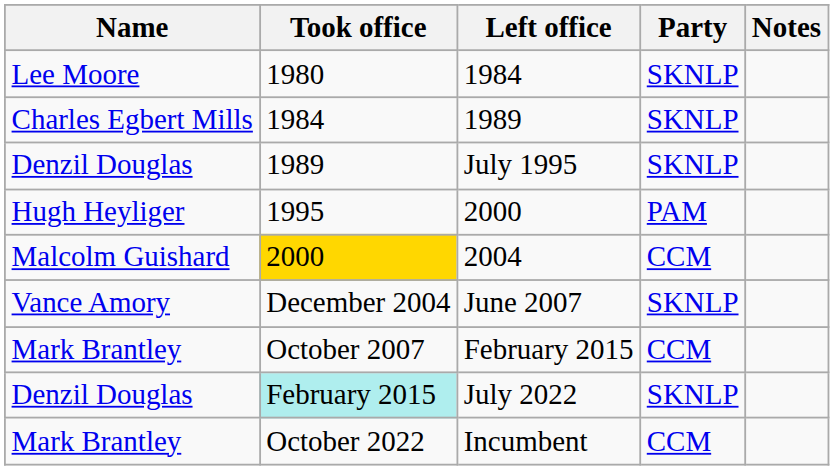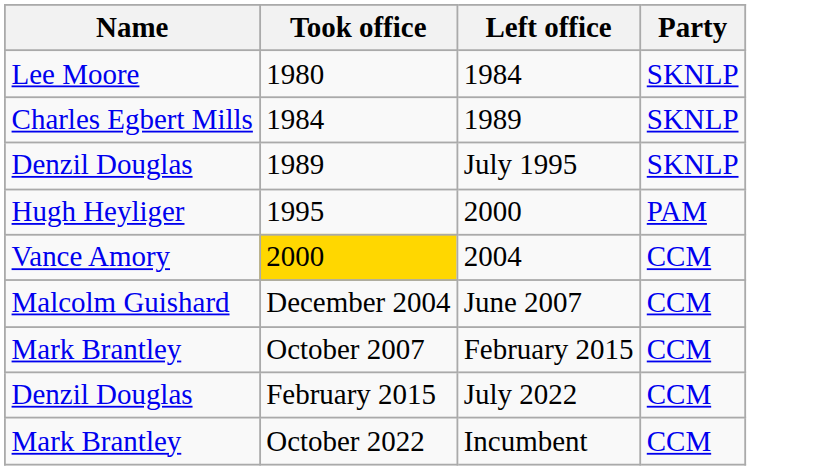- column: (786, 27)
(121, 257) Malcolm Guishard -> (91, 257) Vance Amory
(91, 303) Vance Amory -> (121, 303) Malcolm Guishard
(693, 303) SKNLP -> (679, 303) CCM
(351, 394) paleturquoise background -> (351, 394) no background
(693, 394) SKNLP -> (679, 394) CCM
